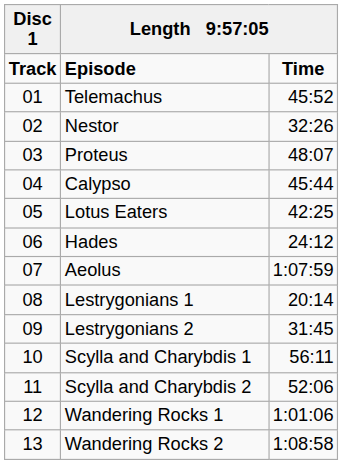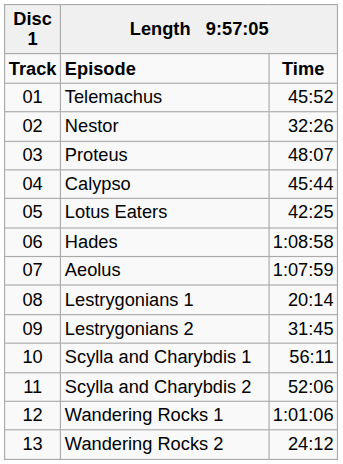(311, 241) 24:12 -> (303, 241) 1:08:58
(303, 444) 1:08:58 -> (311, 444) 24:12
